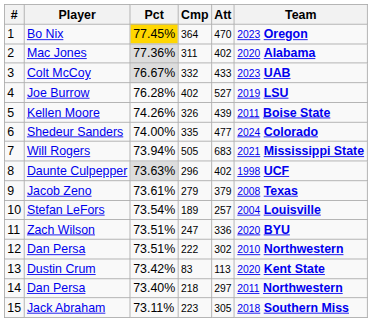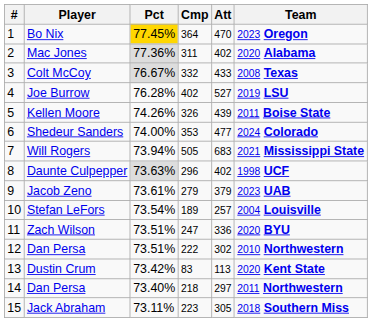(264, 73) 2023 UAB -> (268, 73) 2008 Texas
(190, 133) 335 -> (190, 133) 353
(268, 191) 2008 Texas -> (264, 191) 2023 UAB
